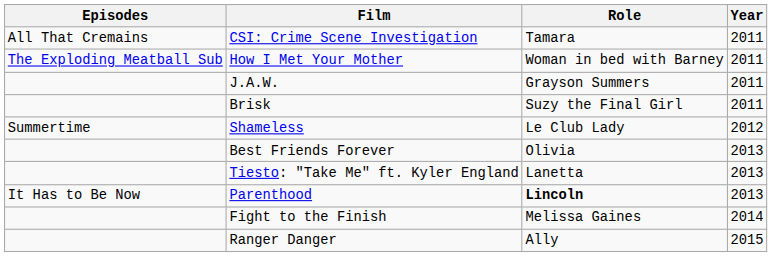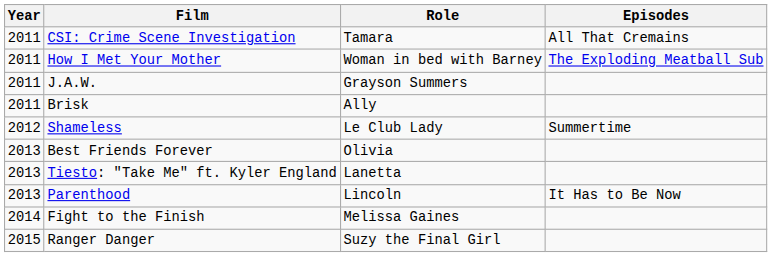columns swapped: (747, 16) <-> (115, 16)
(604, 106) Suzy the Final Girl -> (360, 106) Ally
(554, 195) bold -> (372, 195) normal
(542, 240) Ally -> (422, 240) Suzy the Final Girl
